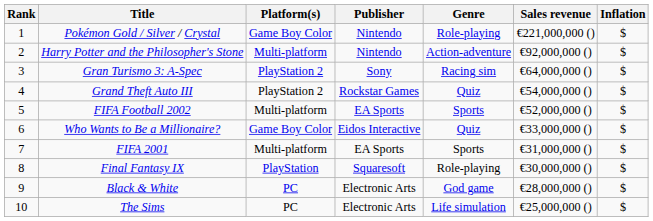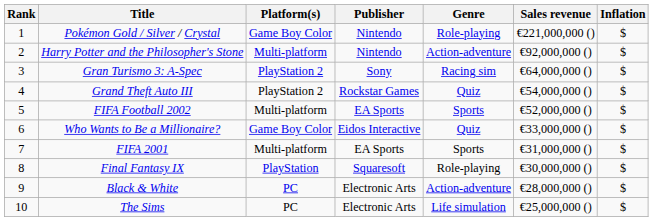(469, 187) God game -> (469, 187) Action-adventure
